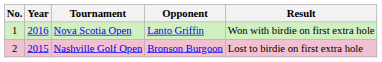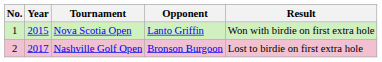(38, 31) 2016 -> (38, 31) 2015
(38, 48) 2015 -> (38, 48) 2017
